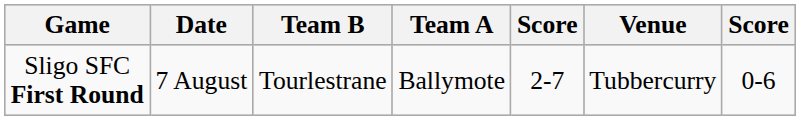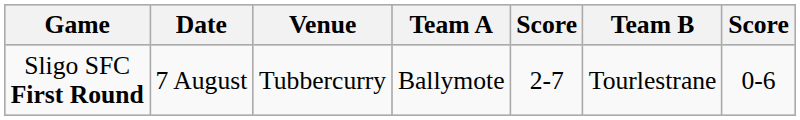columns swapped: (653, 24) <-> (323, 24)
